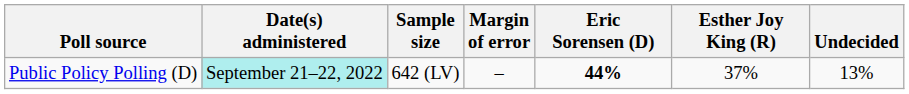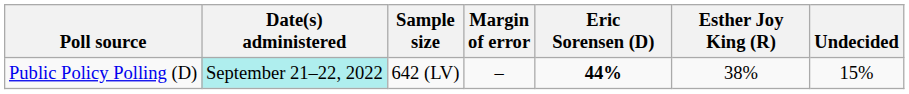(741, 72) 37% -> (741, 72) 38%
(857, 72) 13% -> (857, 72) 15%
